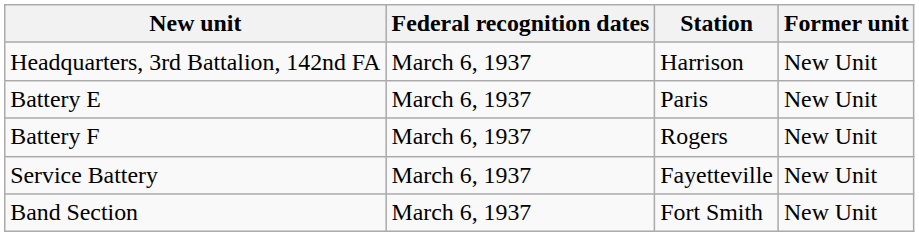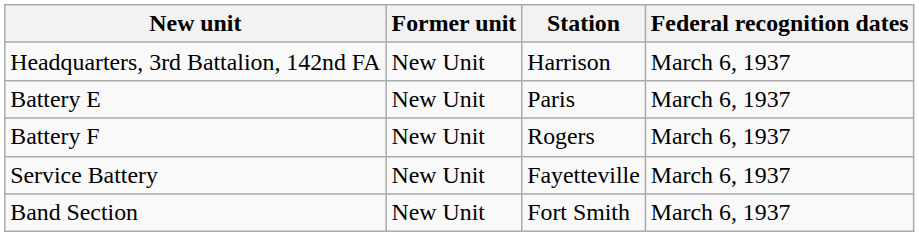columns swapped: (846, 23) <-> (520, 23)
